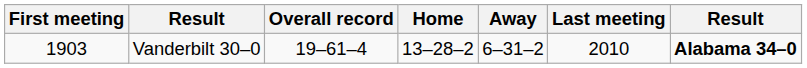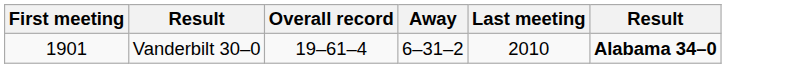- column: (438, 19)
(67, 48) 1903 -> (67, 48) 1901
